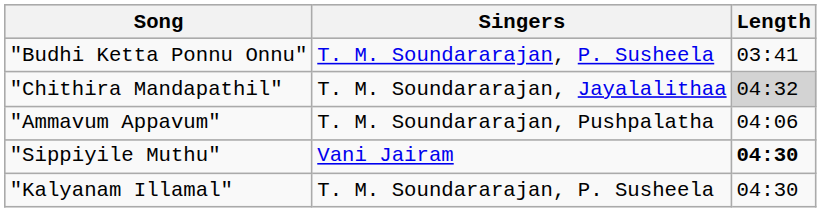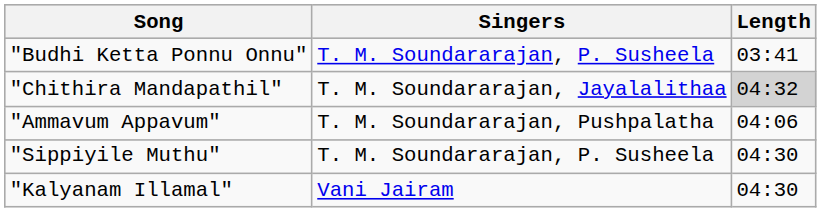(385, 156) Vani Jairam -> (516, 156) T. M. Soundararajan, P. Susheela
(767, 156) bold -> (767, 156) normal
(516, 190) T. M. Soundararajan, P. Susheela -> (385, 190) Vani Jairam
